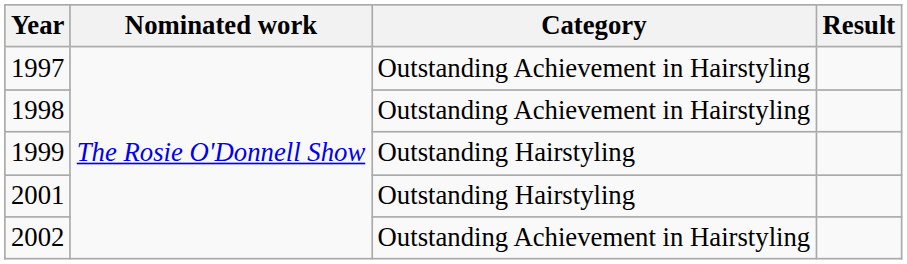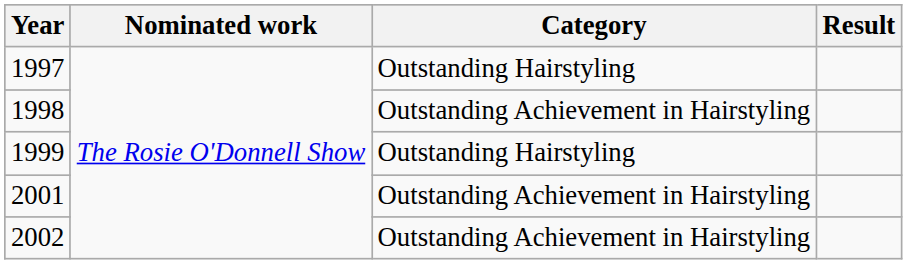(594, 68) Outstanding Achievement in Hairstyling -> (506, 68) Outstanding Hairstyling
(506, 195) Outstanding Hairstyling -> (594, 195) Outstanding Achievement in Hairstyling
